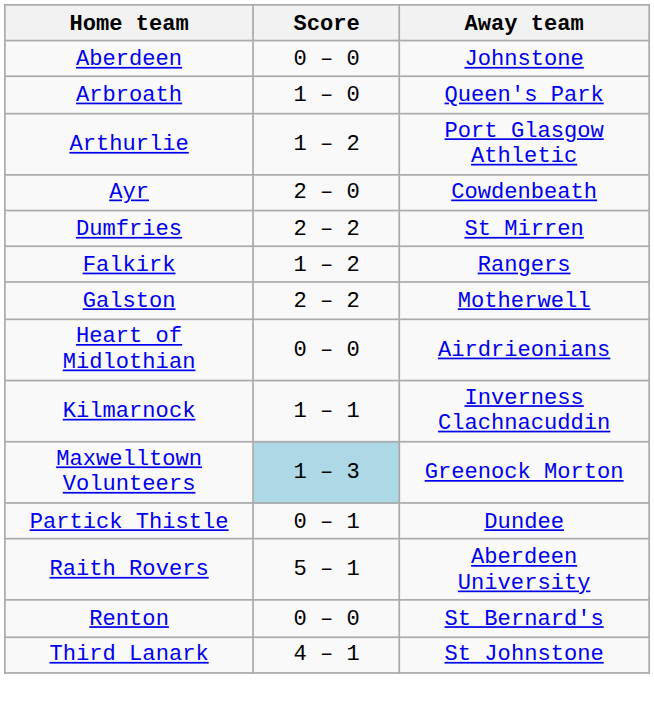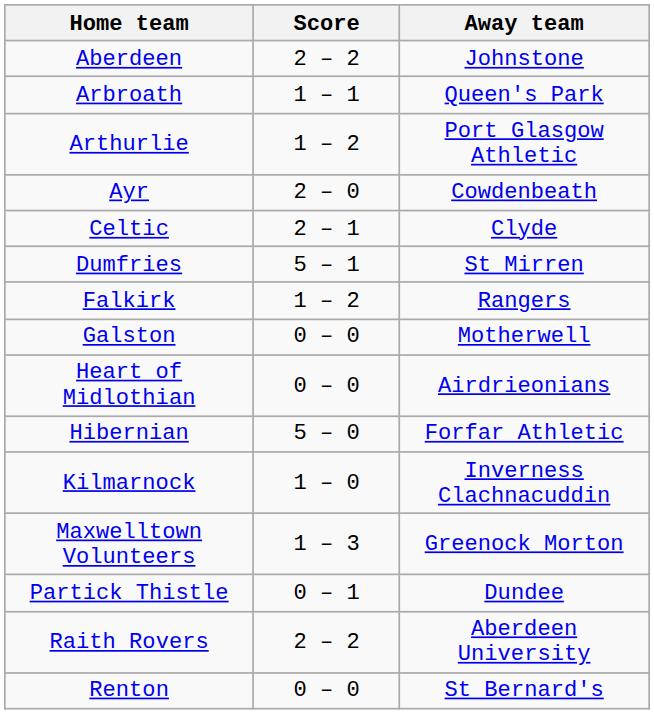(327, 59) 0 – 0 -> (327, 59) 2 – 2
(327, 95) 1 – 0 -> (327, 95) 1 – 1
+ row: (129, 228)
(327, 228) 2 – 2 -> (327, 264) 5 – 1
(327, 300) 2 – 2 -> (327, 337) 0 – 0
+ row: (129, 434)
(327, 411) 1 – 1 -> (327, 483) 1 – 0
(327, 472) lightblue background -> (327, 544) no background
(327, 570) 5 – 1 -> (327, 642) 2 – 2
- row: (129, 655)
